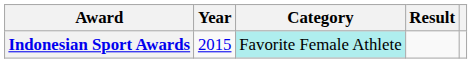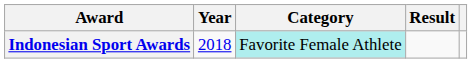(215, 44) 2015 -> (215, 44) 2018
